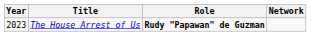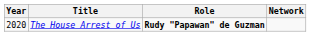(16, 25) 2023 -> (16, 25) 2020
